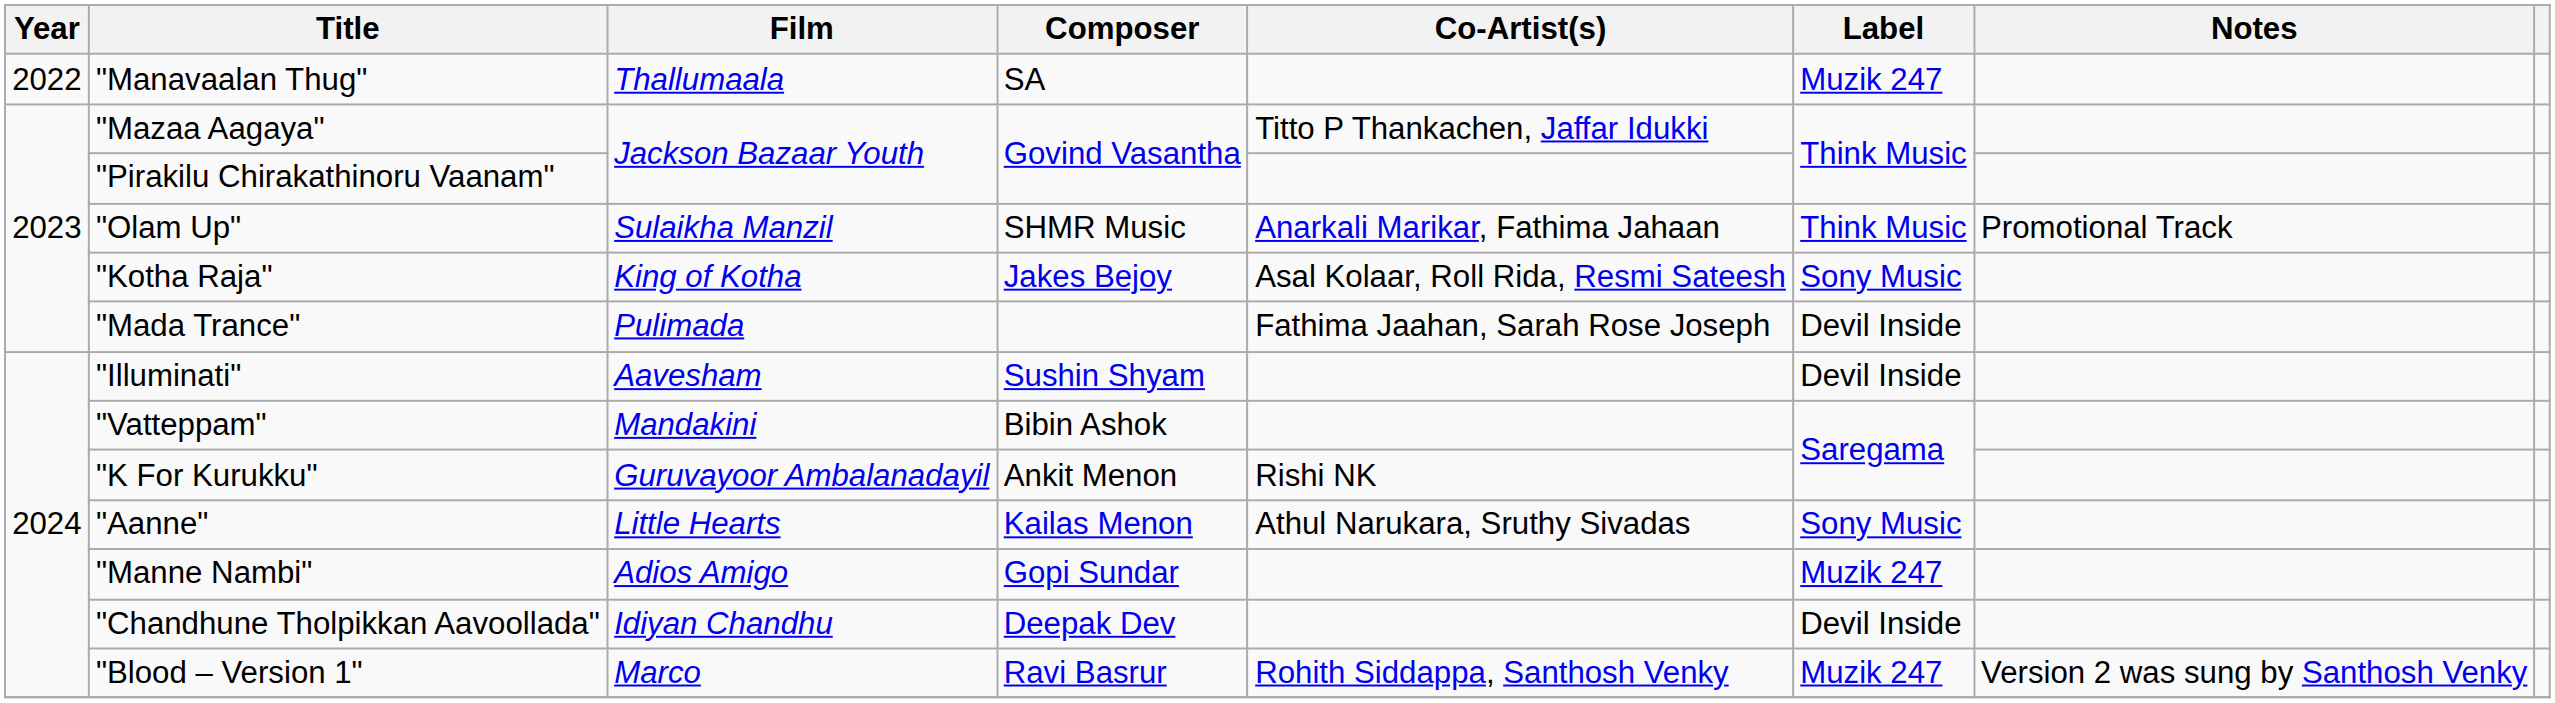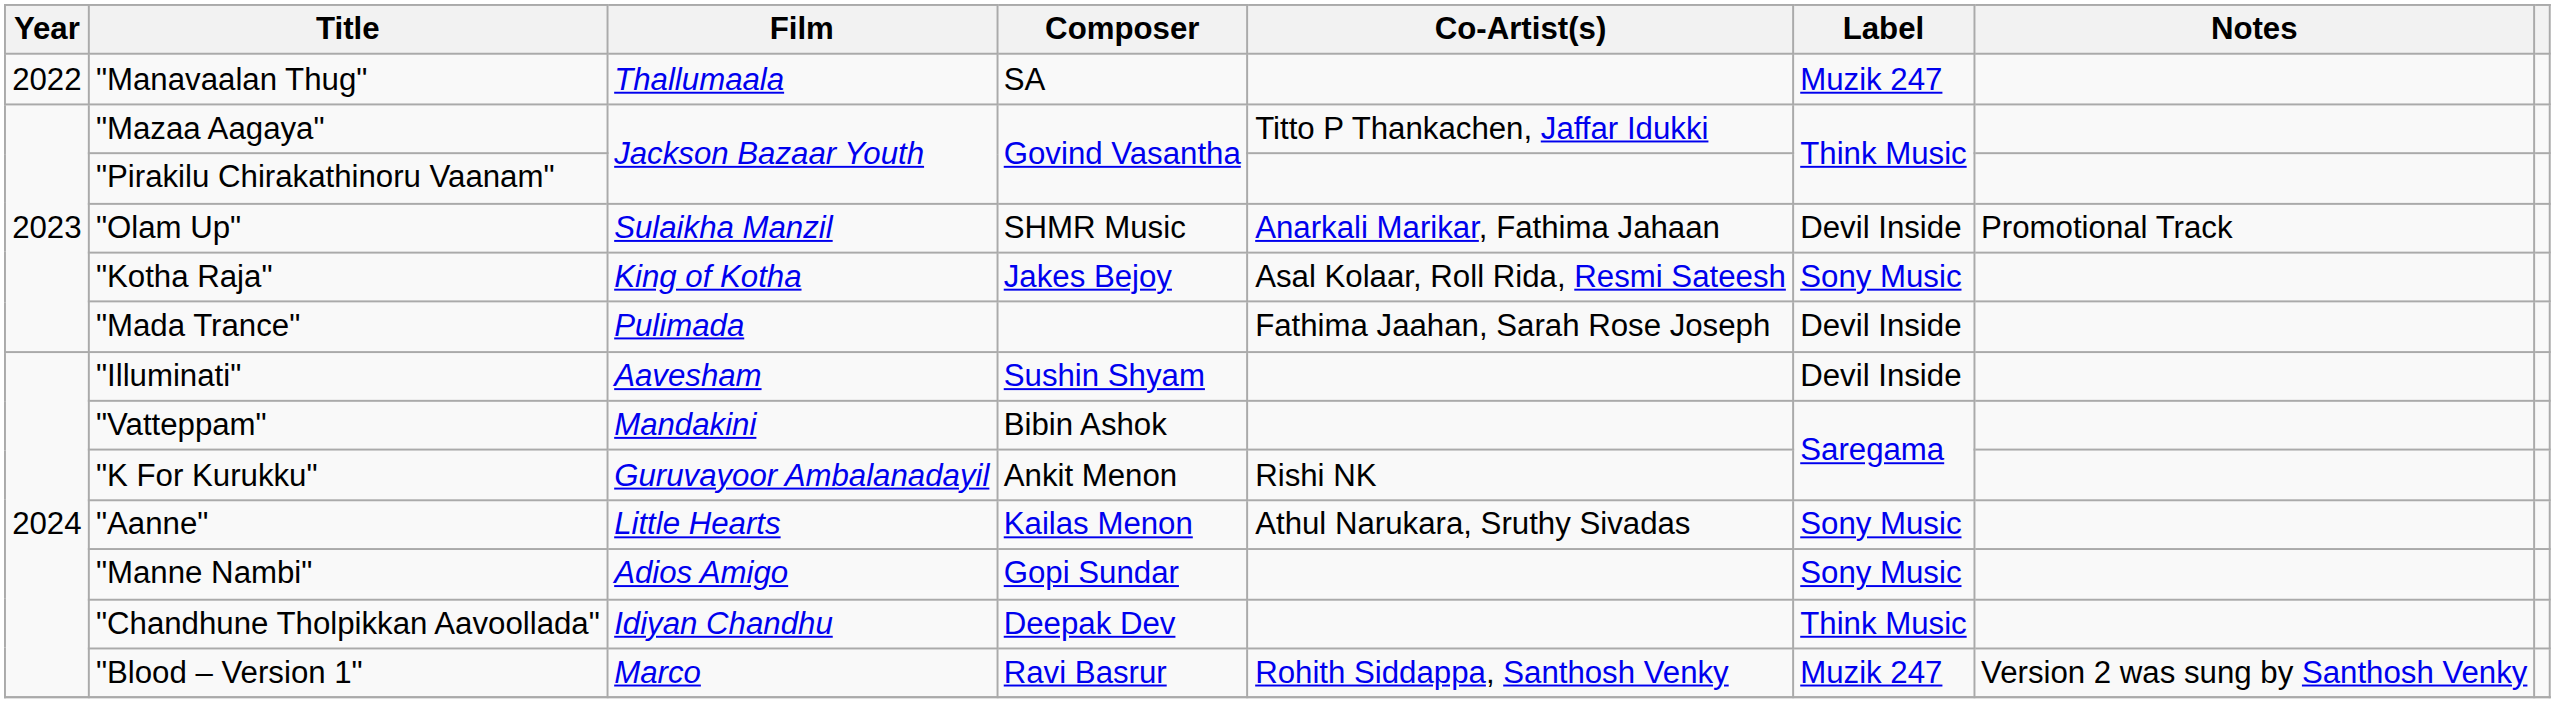(1883, 227) Think Music -> (1881, 227) Devil Inside
(1871, 573) Muzik 247 -> (1881, 573) Sony Music
(1881, 623) Devil Inside -> (1883, 623) Think Music
